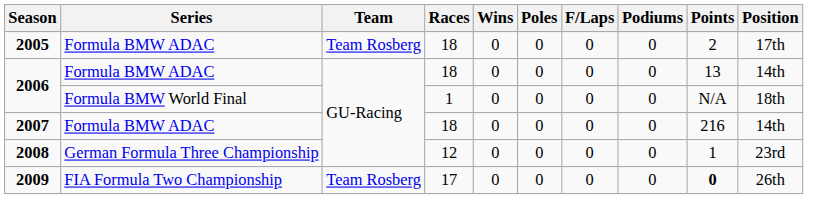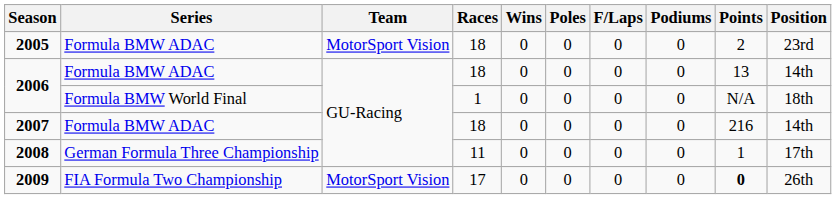(374, 45) Team Rosberg -> (388, 45) MotorSport Vision
(770, 45) 17th -> (799, 45) 23rd
(449, 153) 12 -> (478, 153) 11
(770, 153) 23rd -> (799, 153) 17th
(374, 180) Team Rosberg -> (388, 180) MotorSport Vision
